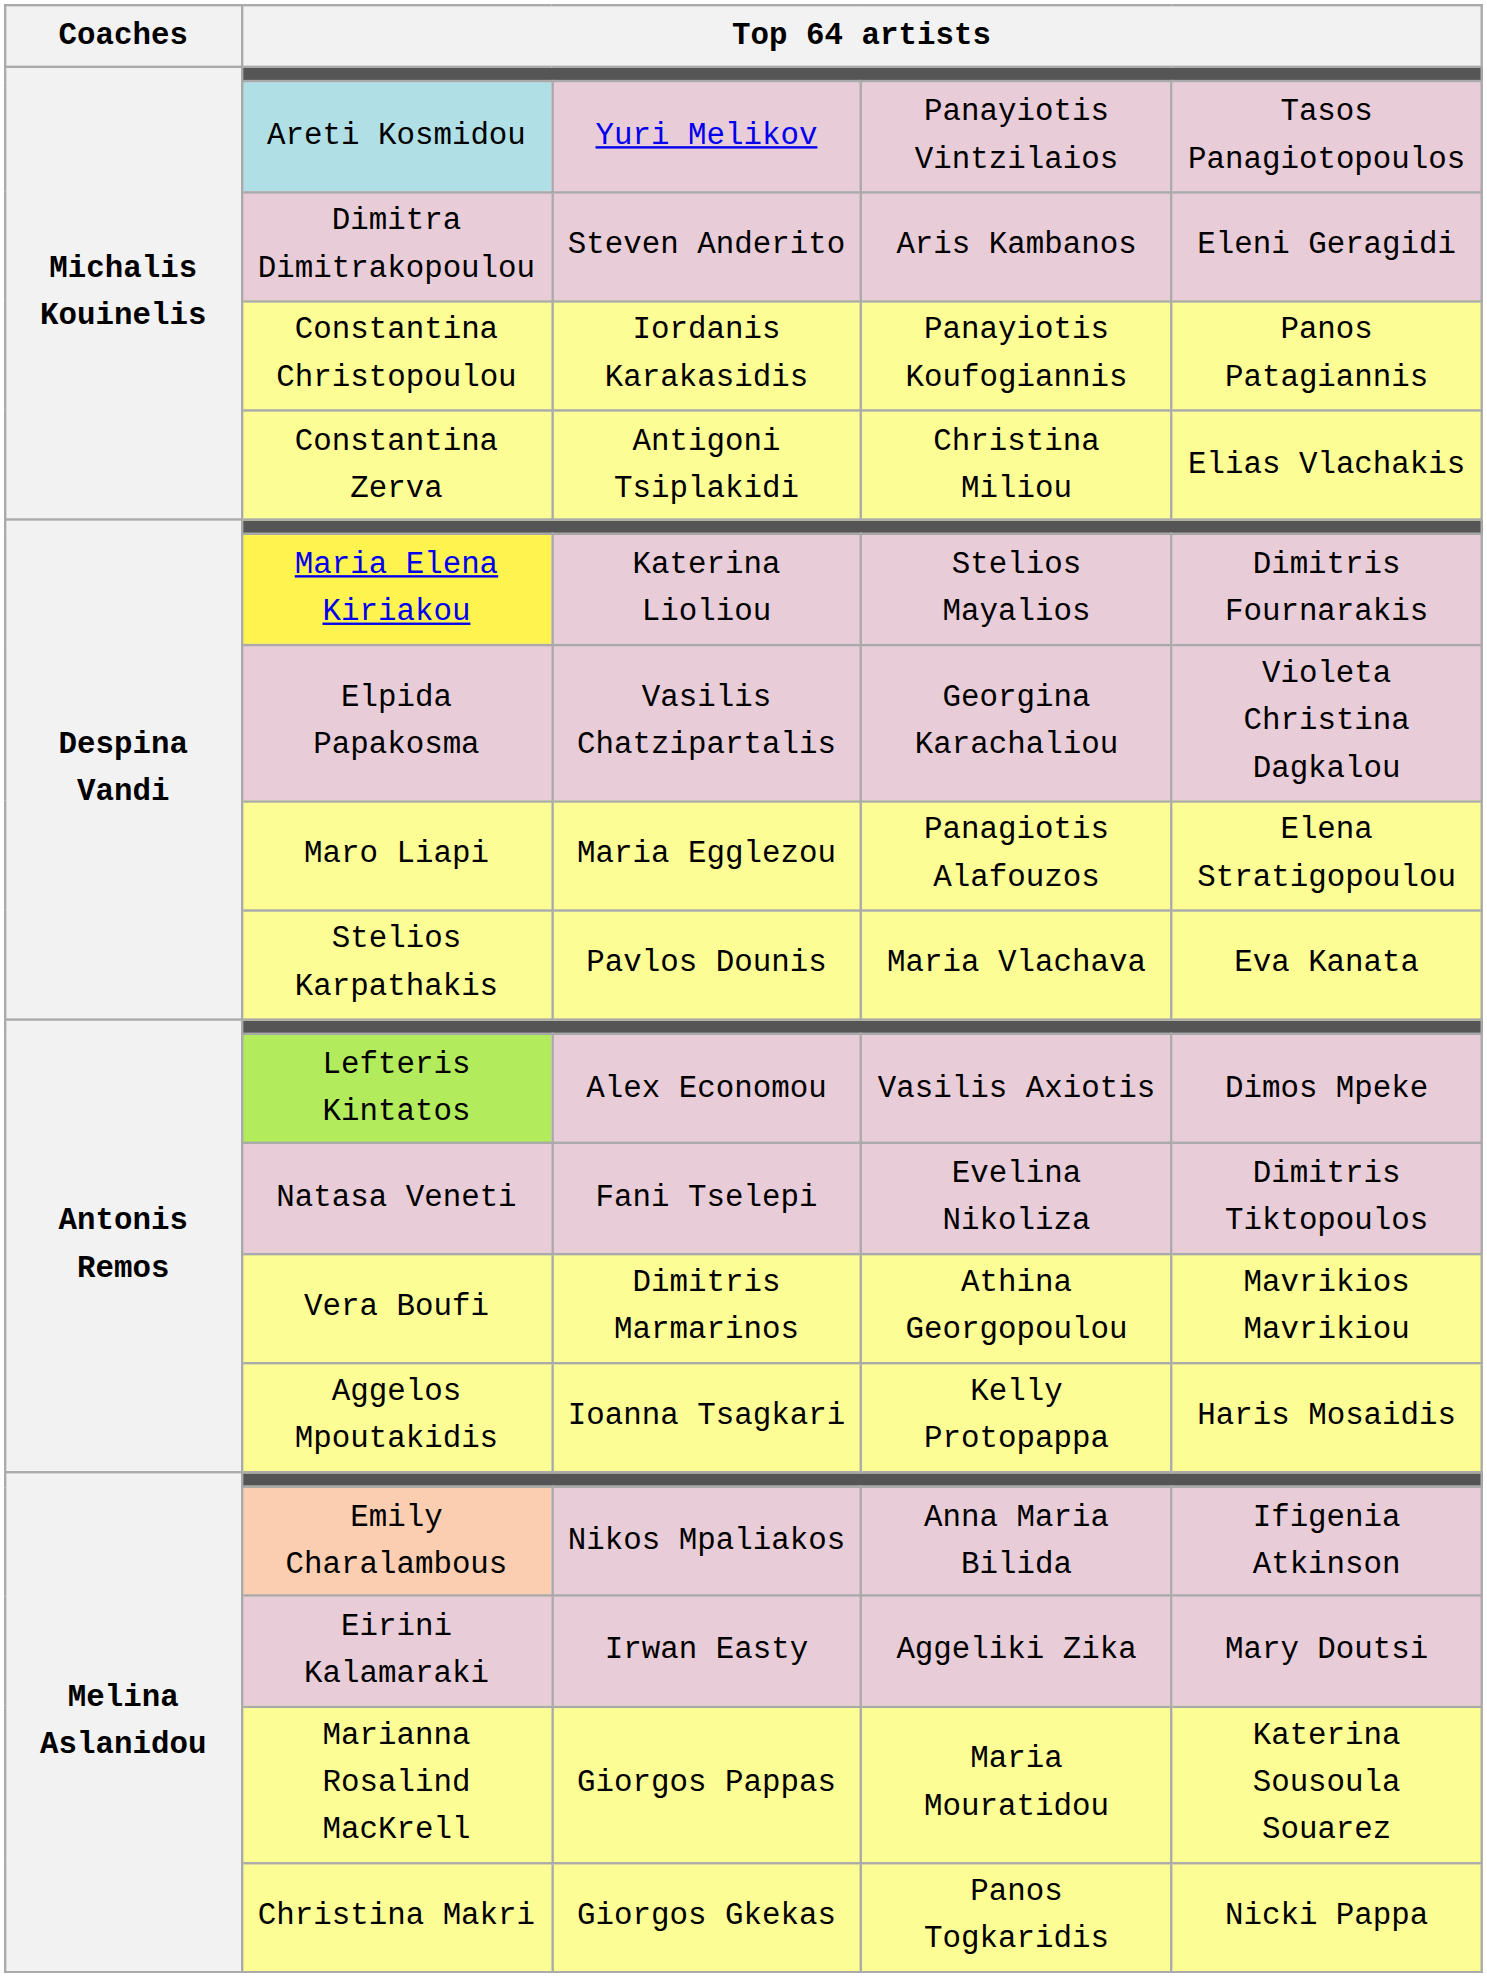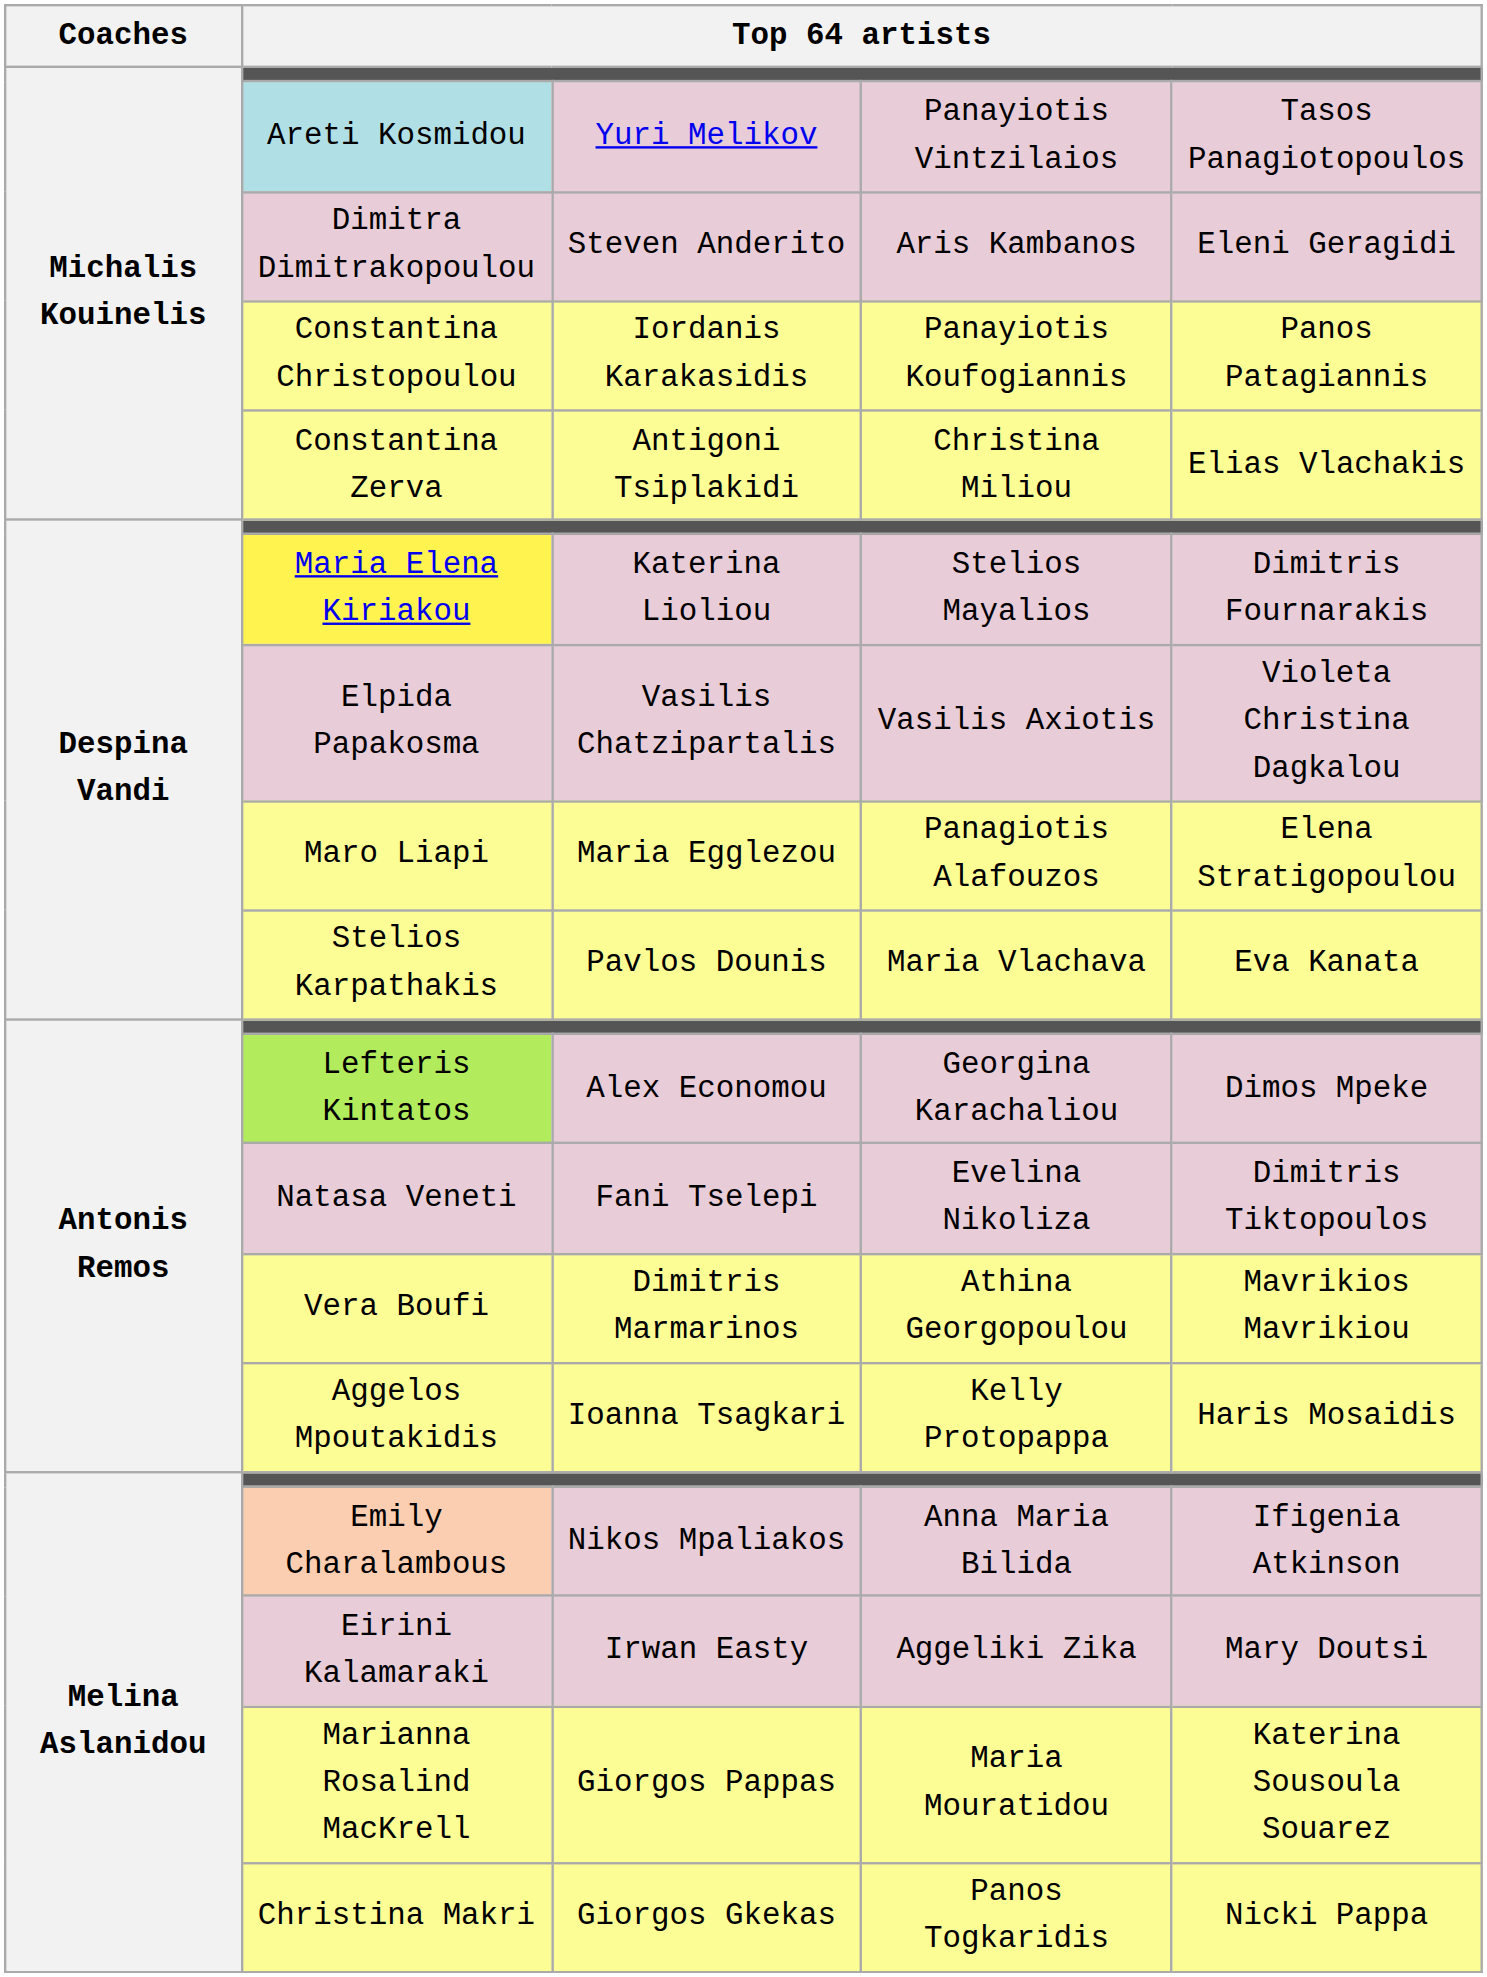(1017, 721) Georgina Karachaliou -> (1017, 721) Vasilis Axiotis
(1017, 1088) Vasilis Axiotis -> (1017, 1088) Georgina Karachaliou
